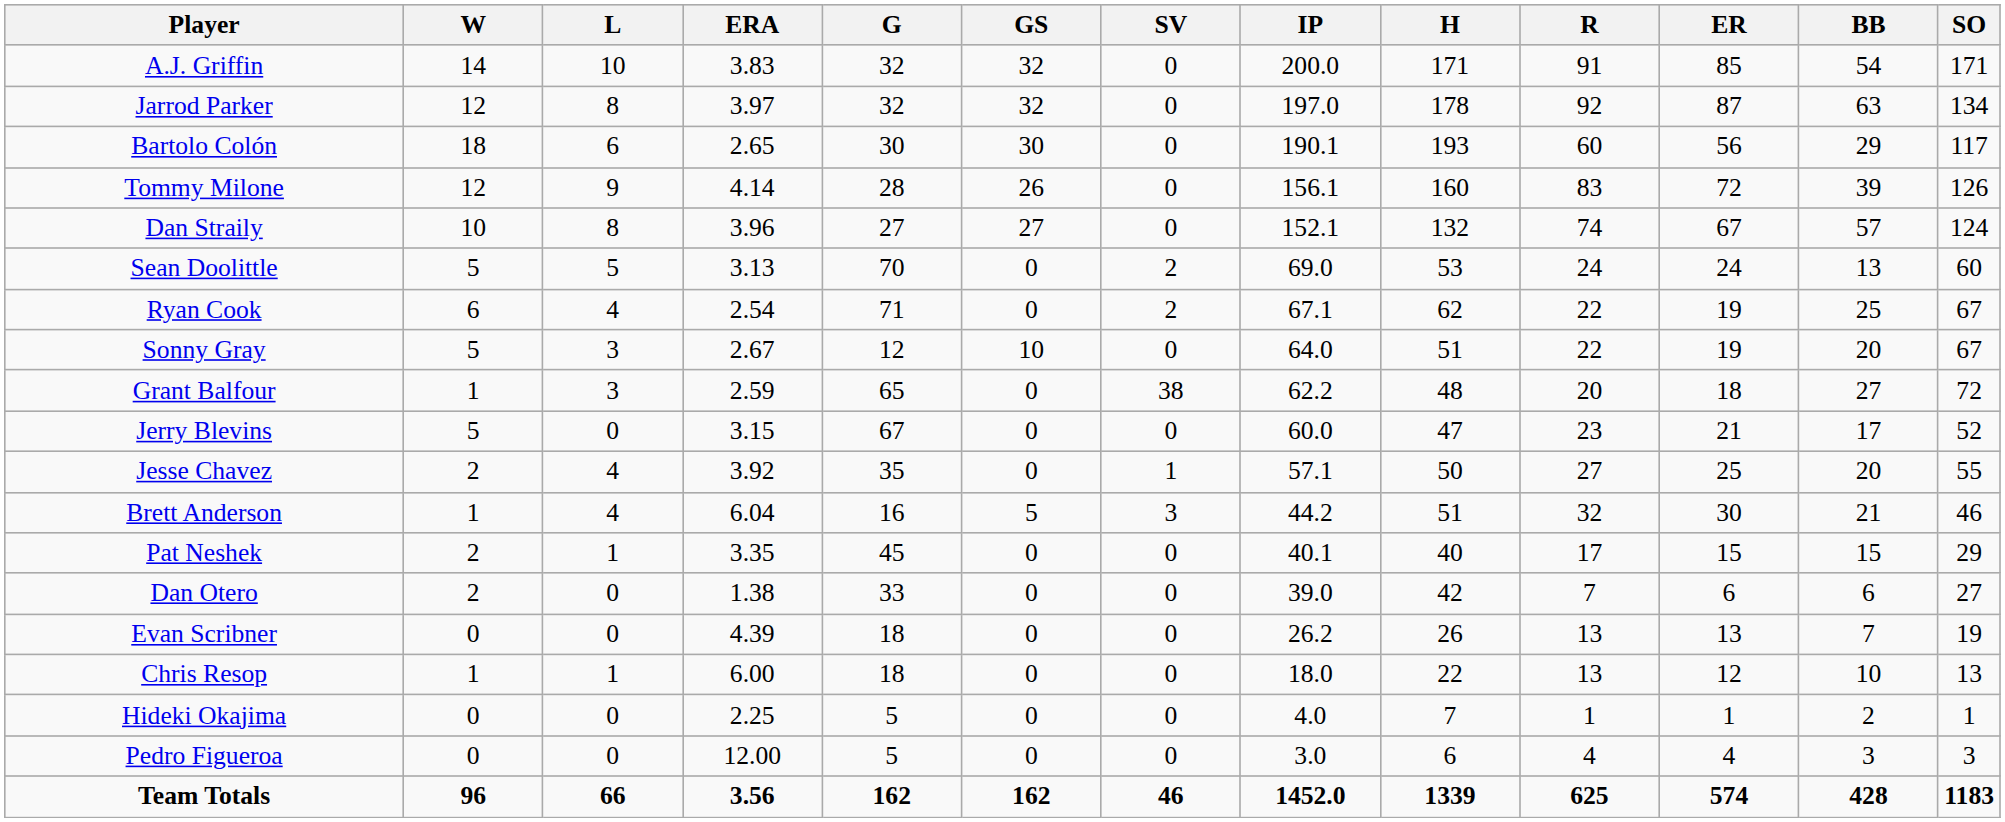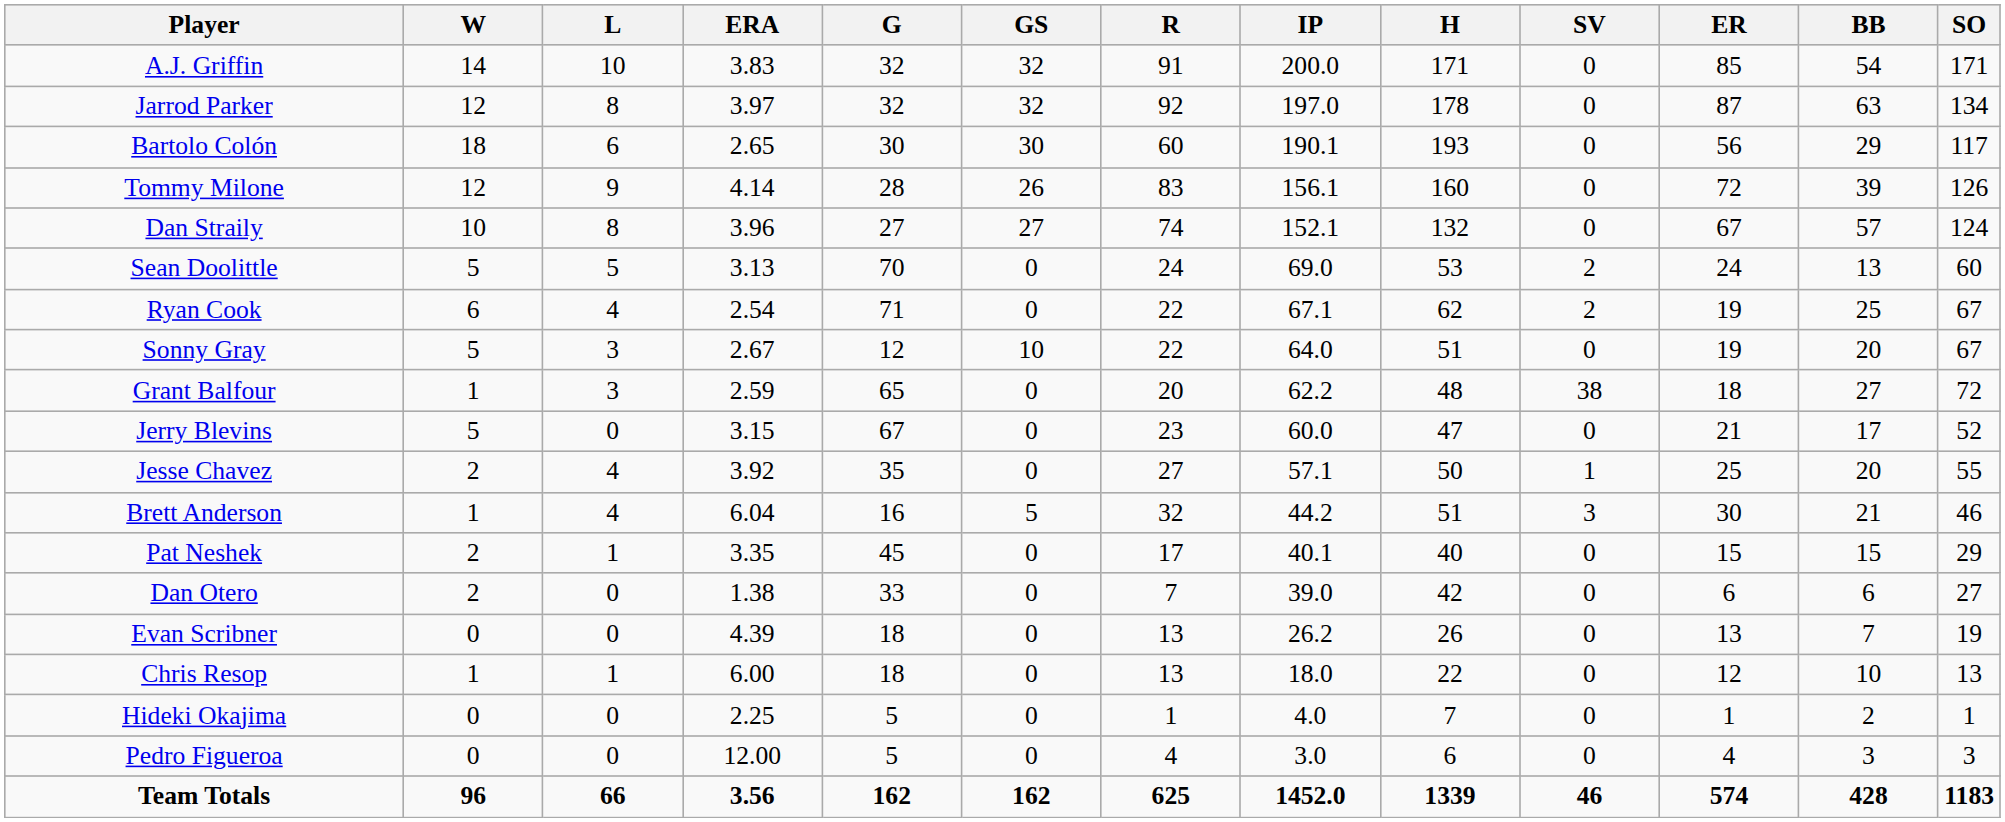columns swapped: (1171, 24) <-> (1589, 24)
